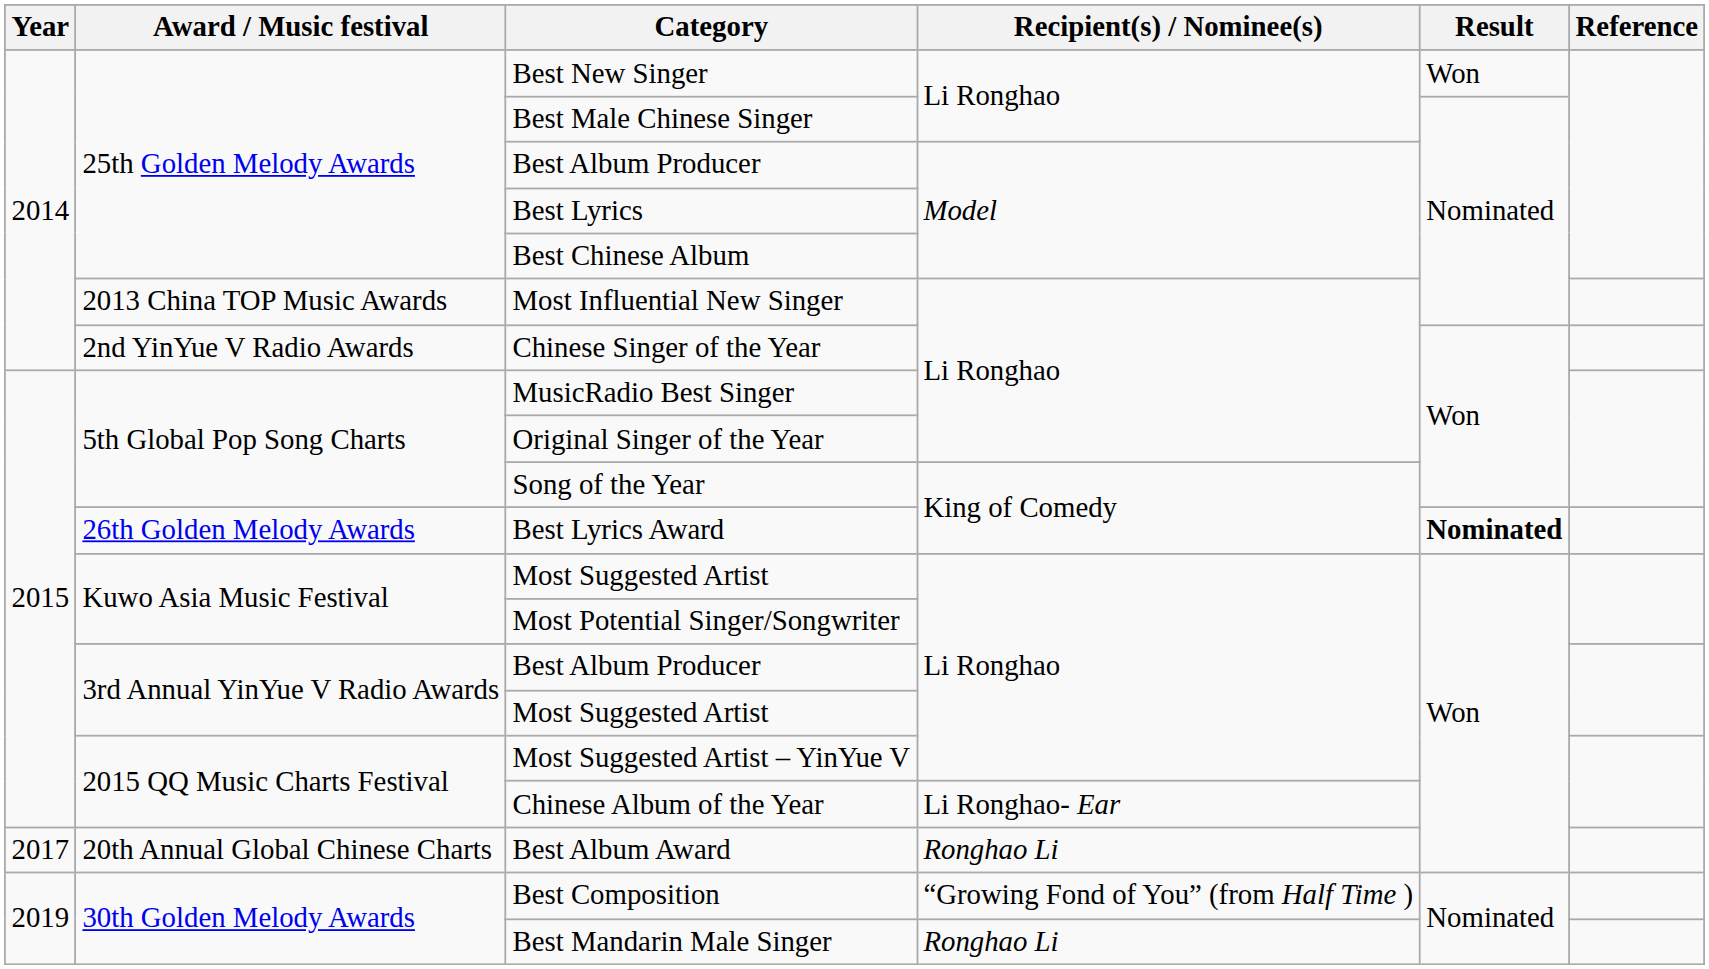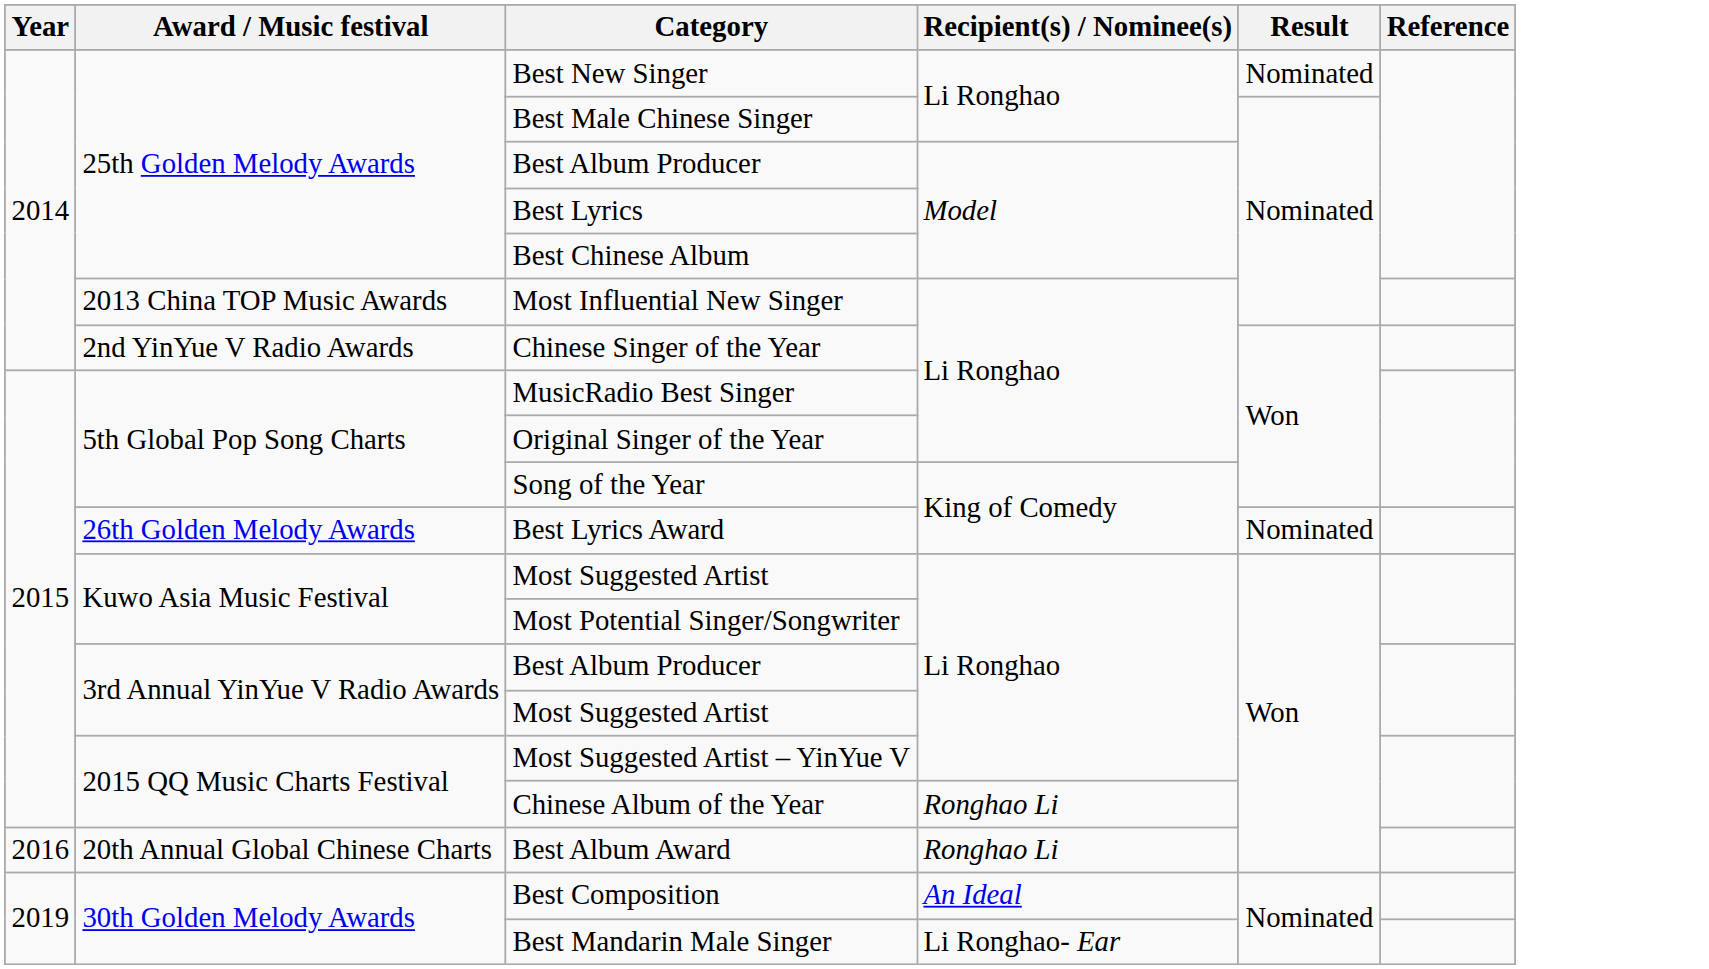(1453, 73) Won -> (1309, 73) Nominated
(1494, 529) bold -> (1309, 529) normal
(1022, 803) Li Ronghao- Ear -> (991, 803) Ronghao Li
(40, 849) 2017 -> (40, 849) 2016
(1168, 895) “Growing Fond of You” (from Half Time ) -> (973, 895) An Ideal
(991, 940) Ronghao Li -> (1022, 940) Li Ronghao- Ear
